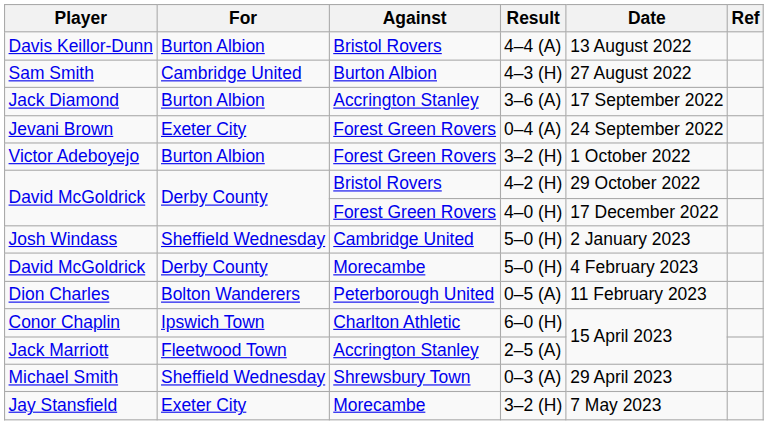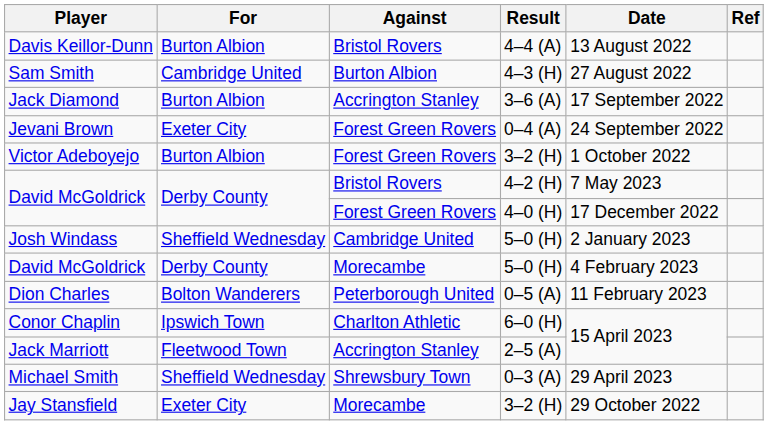(635, 184) 29 October 2022 -> (616, 184) 7 May 2023
(616, 405) 7 May 2023 -> (635, 405) 29 October 2022
